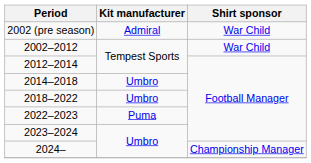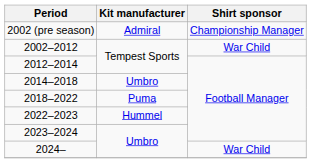(247, 30) War Child -> (247, 30) Championship Manager
(142, 98) Umbro -> (142, 98) Puma
(142, 115) Puma -> (142, 115) Hummel
(247, 149) Championship Manager -> (247, 149) War Child
